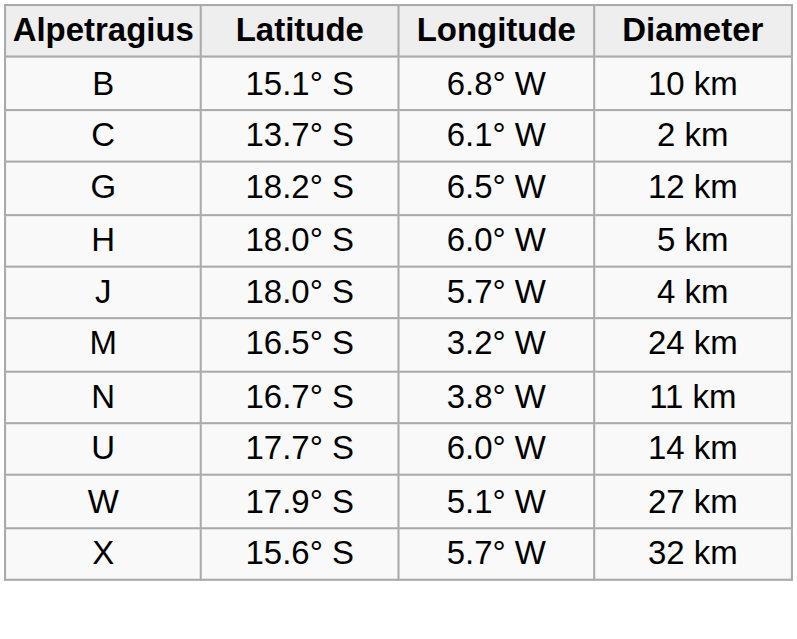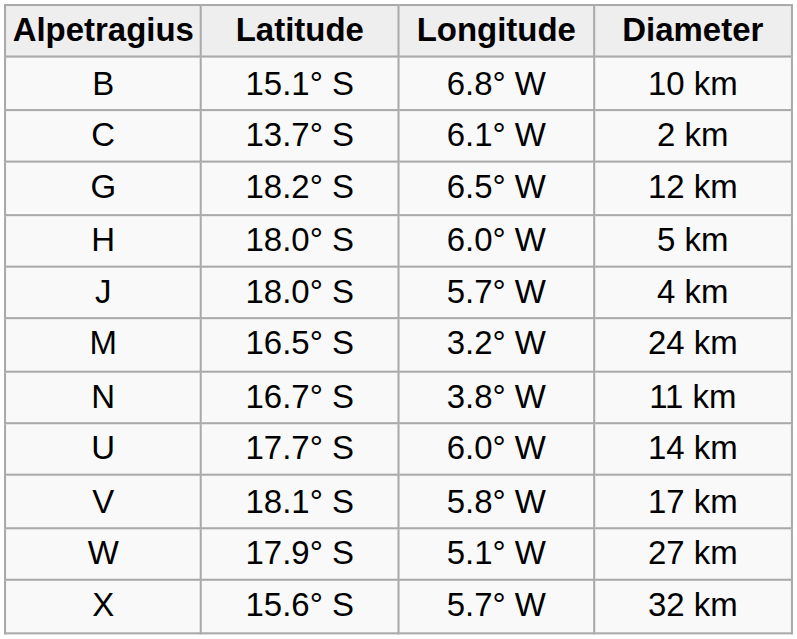+ row: (693, 501)
